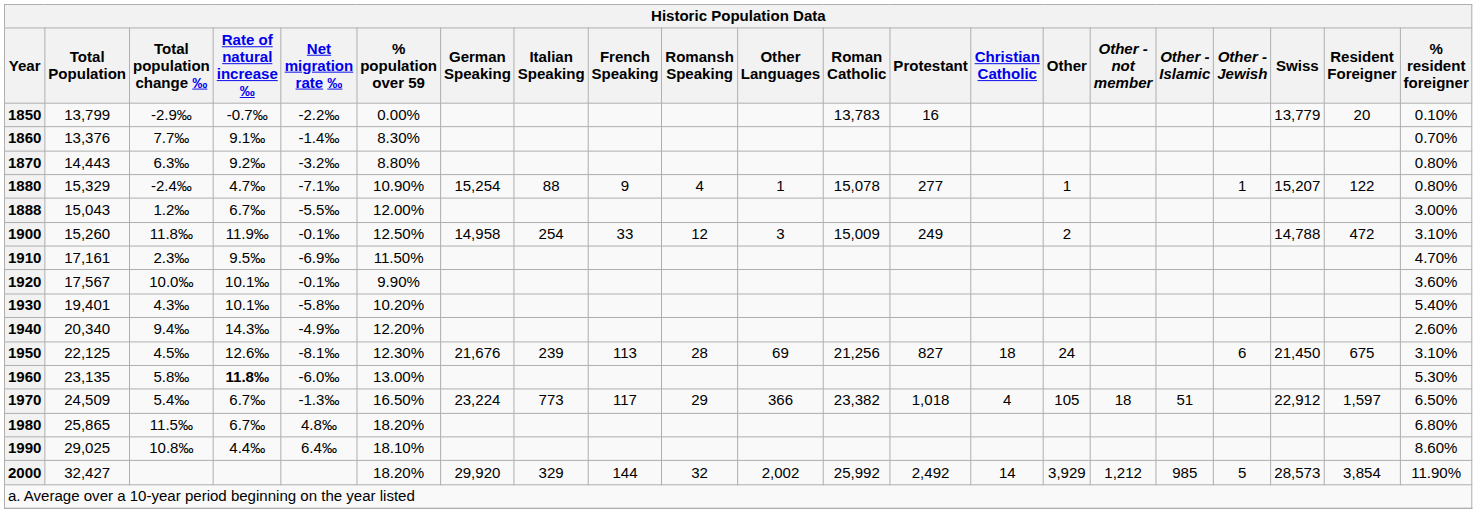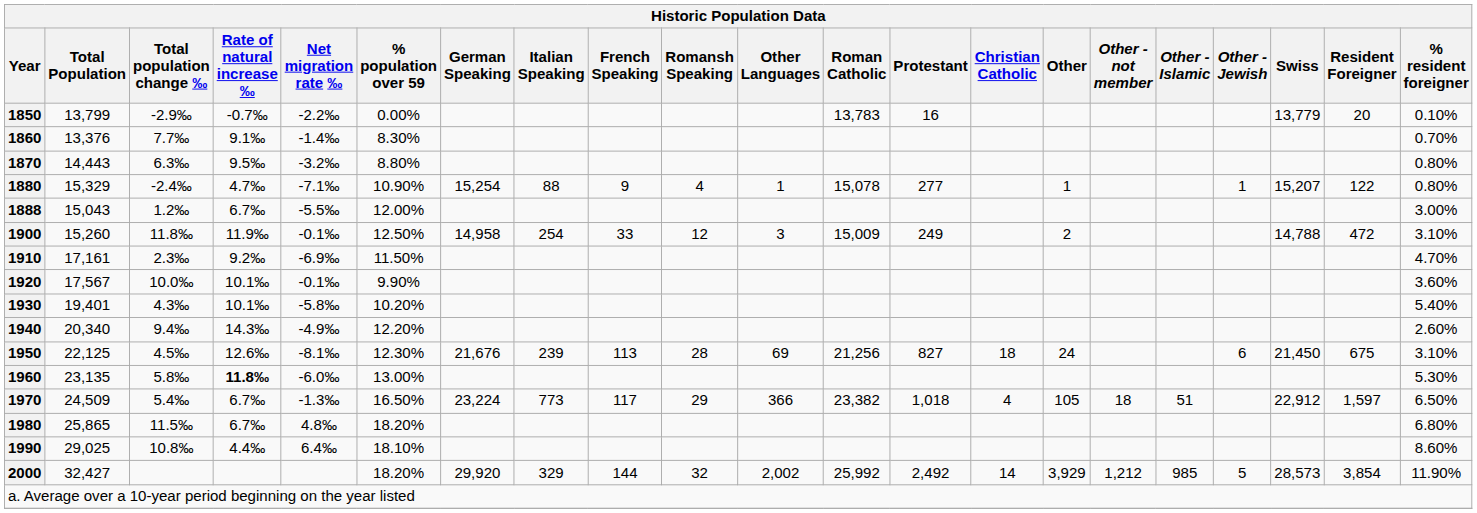(247, 162) 9.2‰ -> (247, 162) 9.5‰
(247, 258) 9.5‰ -> (247, 258) 9.2‰
